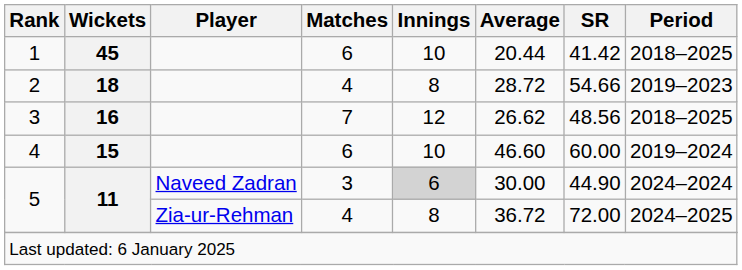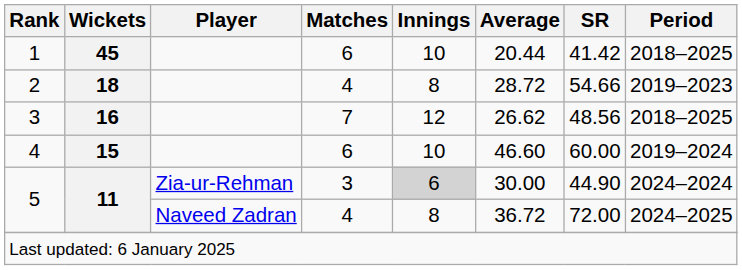(226, 183) Naveed Zadran -> (224, 183) Zia-ur-Rehman
(224, 215) Zia-ur-Rehman -> (226, 215) Naveed Zadran
